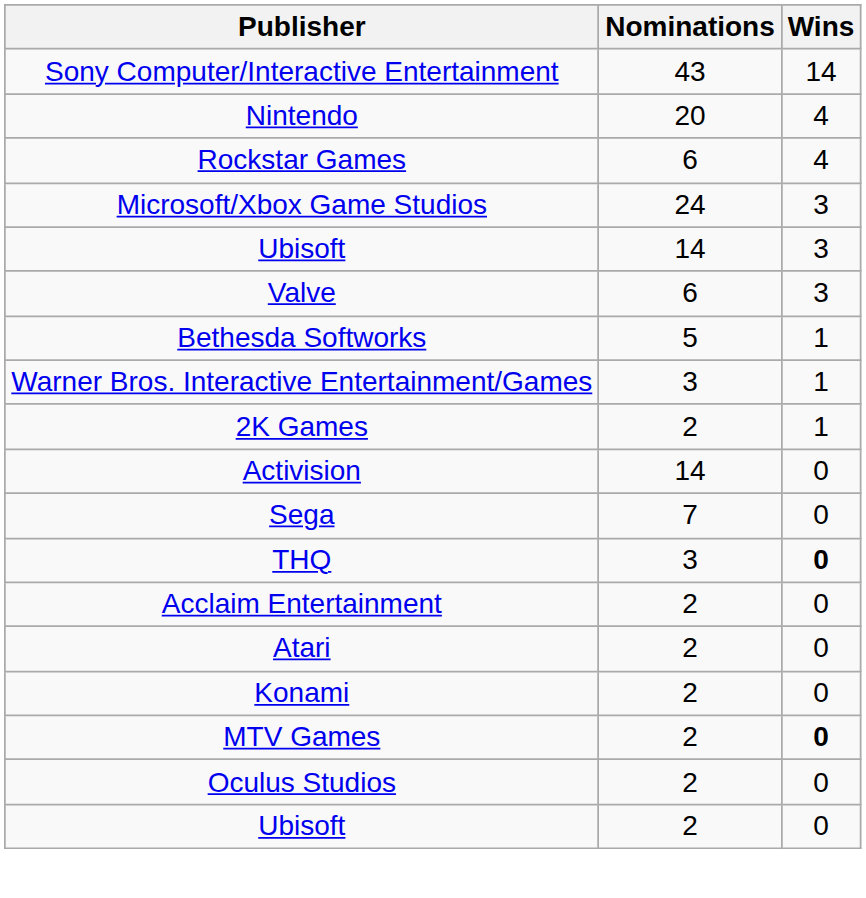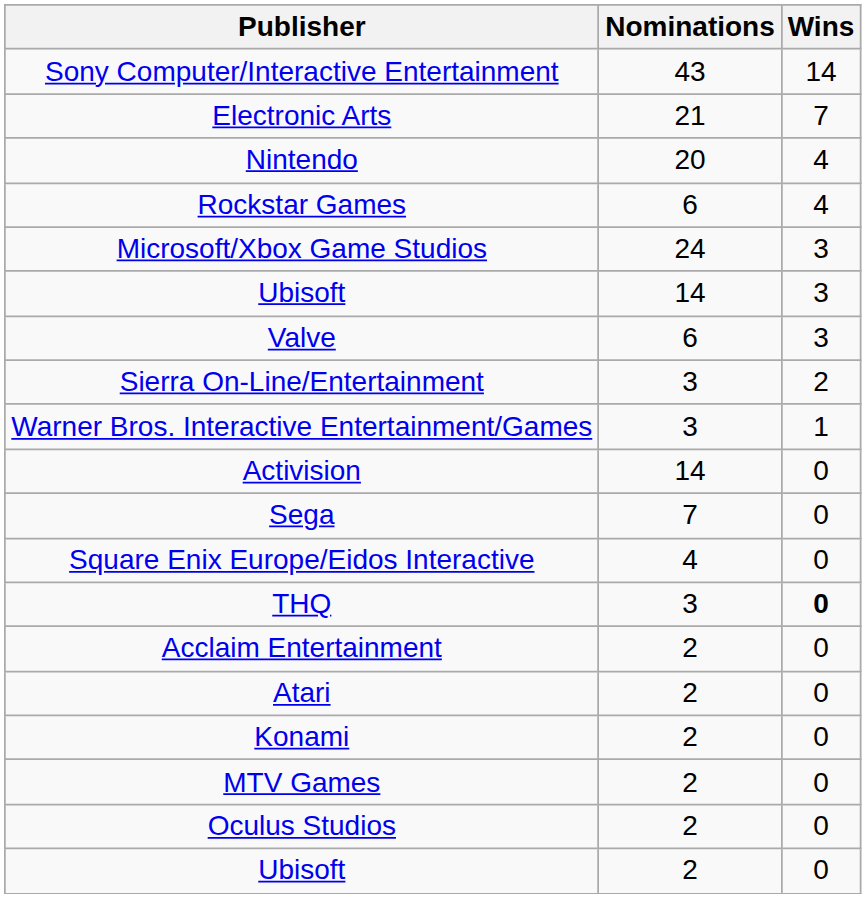+ row: (302, 115)
+ row: (302, 381)
- row: (302, 337)
- row: (302, 426)
+ row: (302, 559)
(821, 737) bold -> (821, 781) normal
